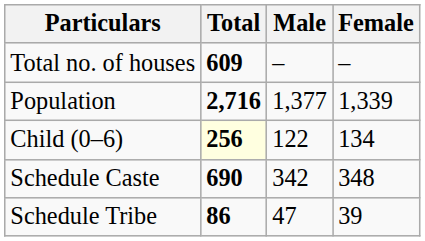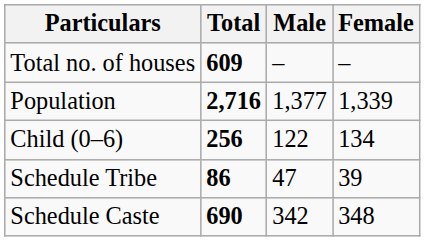(225, 139) lightyellow background -> (225, 139) no background
rows swapped: (85, 178) <-> (84, 216)
